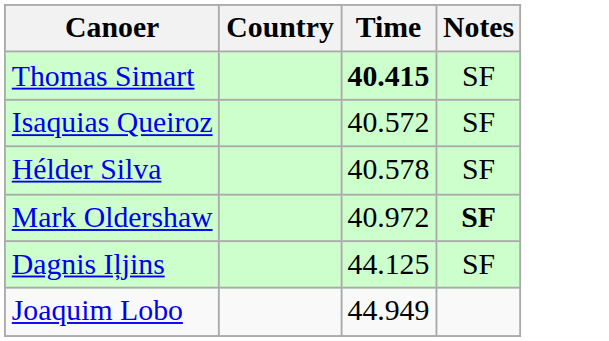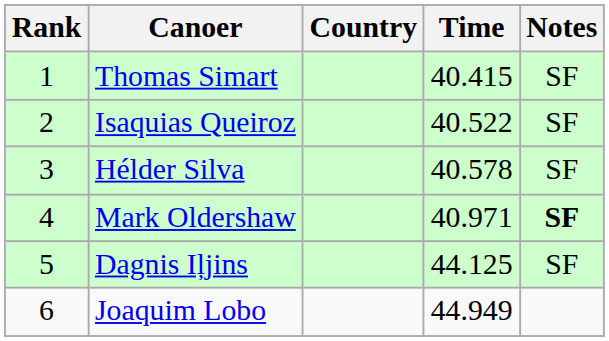+ column: (47, 28)
(388, 75) bold -> (472, 75) normal
(388, 122) 40.572 -> (472, 122) 40.522
(388, 216) 40.972 -> (472, 216) 40.971
